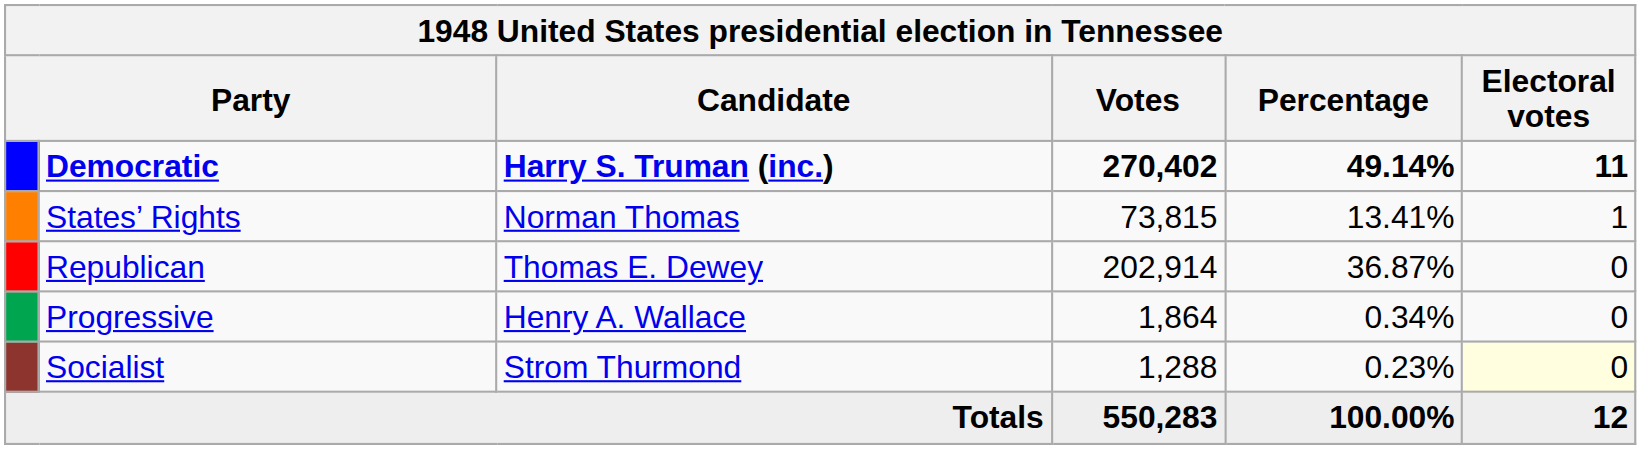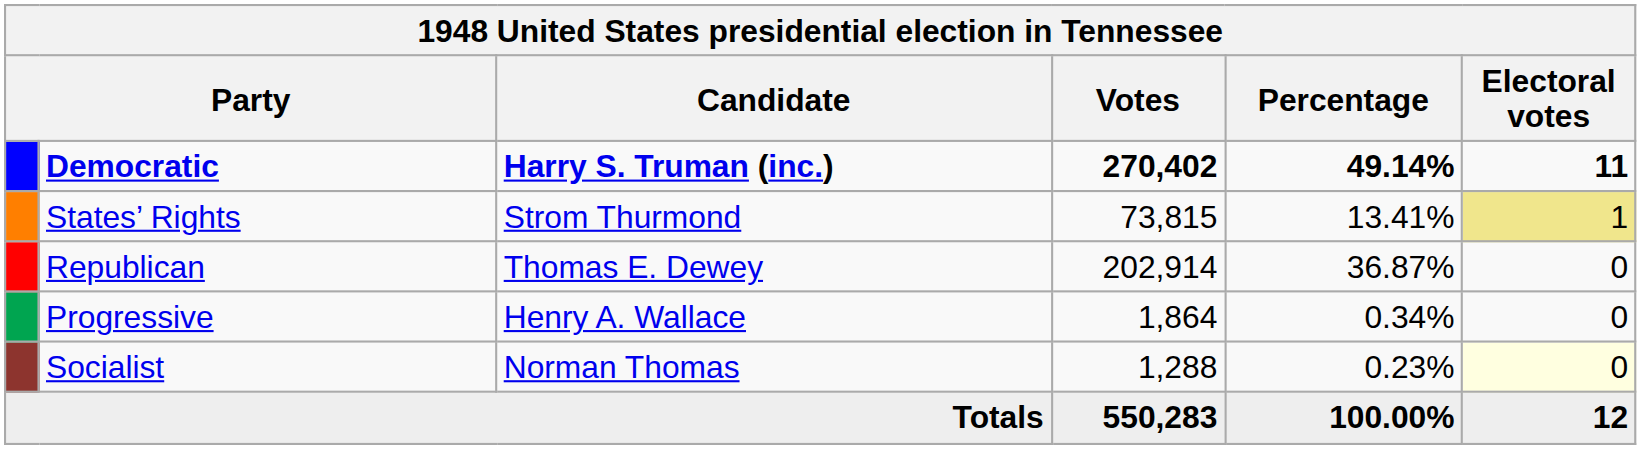(622, 217) Norman Thomas -> (622, 217) Strom Thurmond
(1619, 217) no background -> (1619, 217) khaki background
(622, 368) Strom Thurmond -> (622, 368) Norman Thomas
